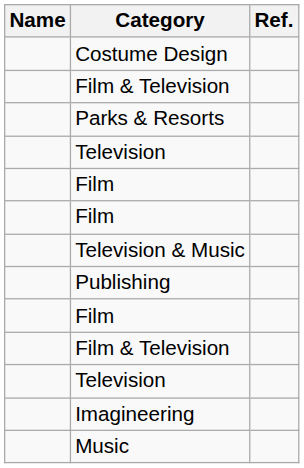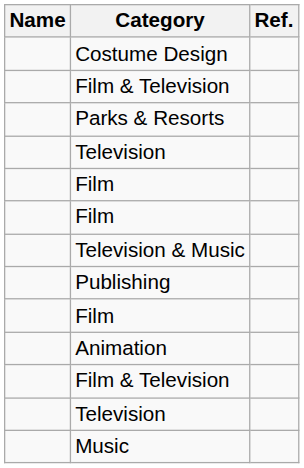+ row: (38, 348)
- row: (38, 414)
